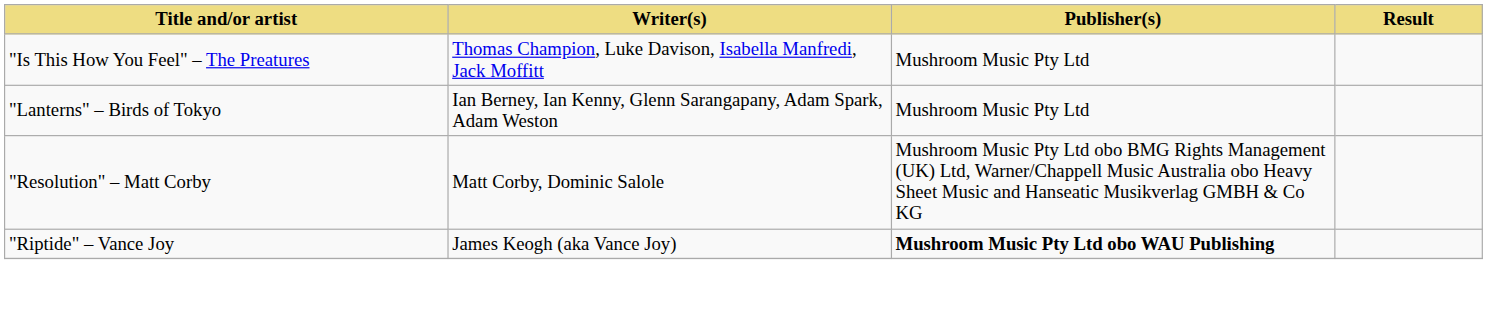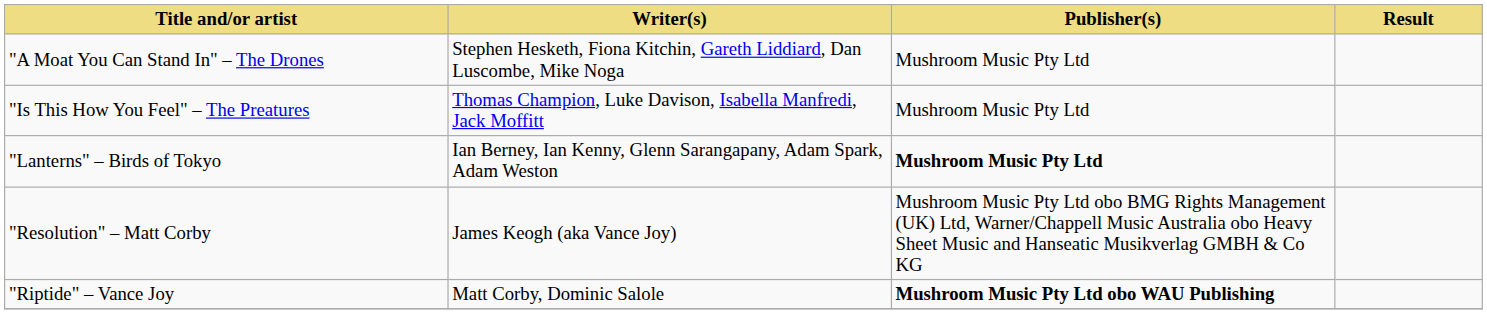+ row: (166, 59)
(992, 110) normal -> (999, 161) bold
(558, 182) Matt Corby, Dominic Salole -> (564, 232) James Keogh (aka Vance Joy)
(564, 243) James Keogh (aka Vance Joy) -> (558, 294) Matt Corby, Dominic Salole
